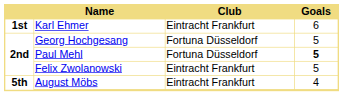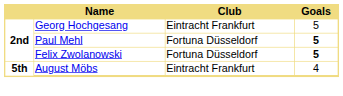- row: (62, 26)
(212, 40) Fortuna Düsseldorf -> (210, 26) Eintracht Frankfurt
(210, 68) Eintracht Frankfurt -> (212, 54) Fortuna Düsseldorf
(316, 68) normal -> (316, 54) bold
